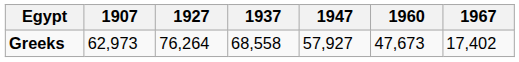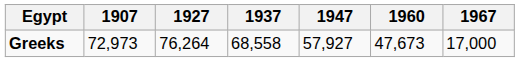(113, 43) 62,973 -> (113, 43) 72,973
(471, 43) 17,402 -> (471, 43) 17,000
